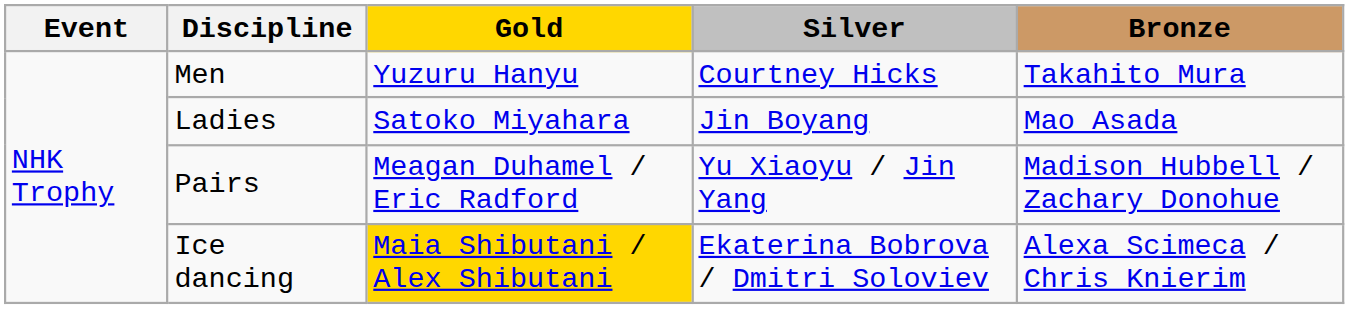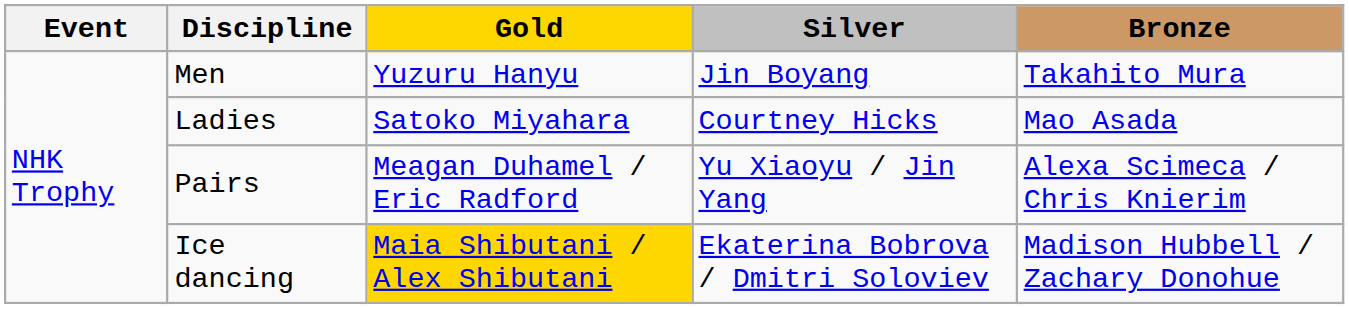(818, 75) Courtney Hicks -> (784, 75) Jin Boyang
(784, 121) Jin Boyang -> (818, 121) Courtney Hicks
(1169, 184) Madison Hubbell / Zachary Donohue -> (1152, 184) Alexa Scimeca / Chris Knierim
(1152, 263) Alexa Scimeca / Chris Knierim -> (1169, 263) Madison Hubbell / Zachary Donohue
